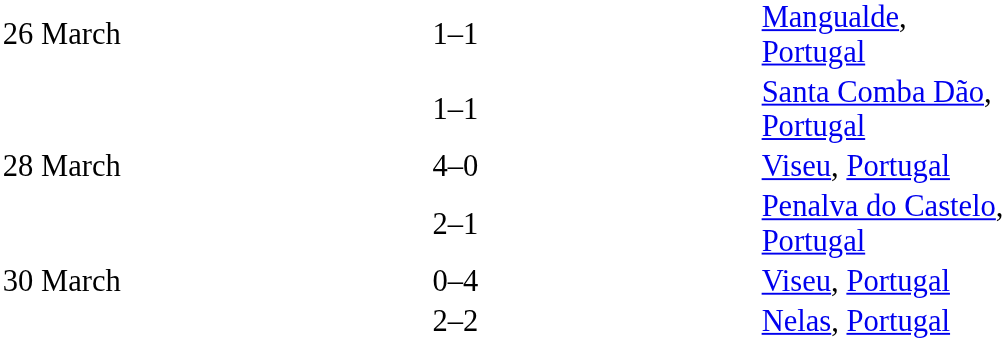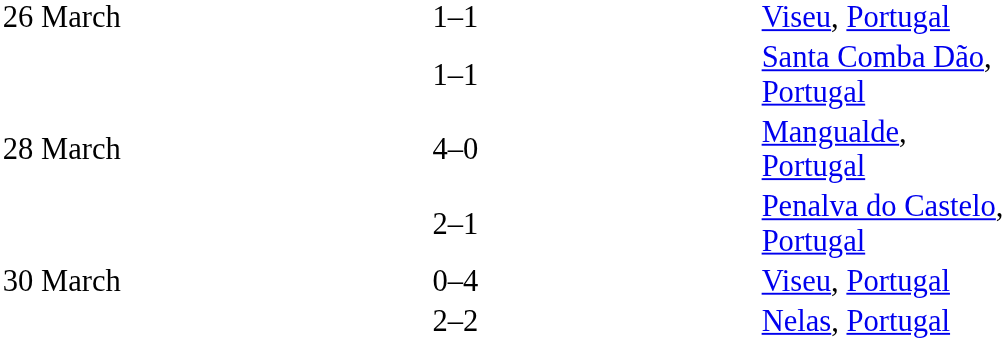(834, 34) Mangualde, Portugal -> (856, 17) Viseu, Portugal
(856, 166) Viseu, Portugal -> (834, 149) Mangualde, Portugal
